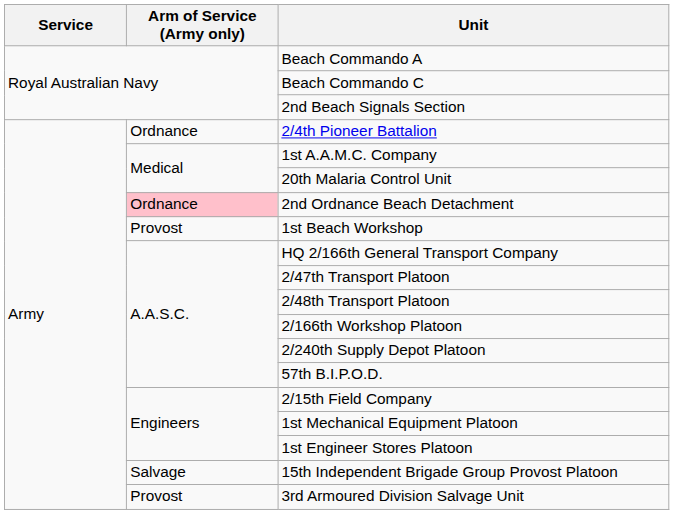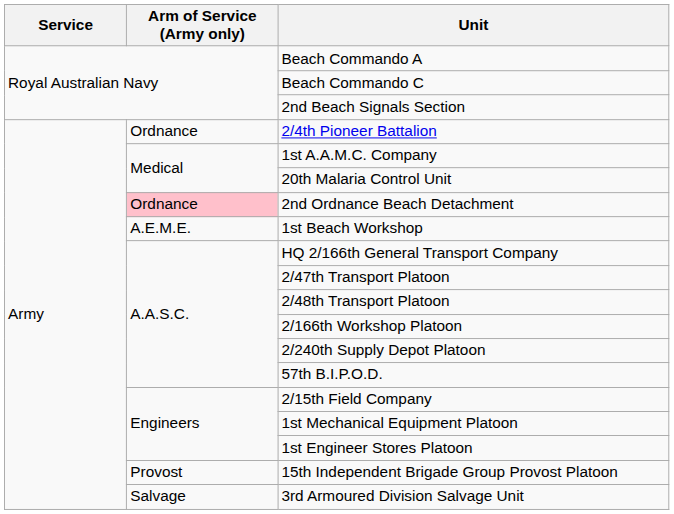(156, 228) Provost -> (161, 228) A.E.M.E.
(158, 472) Salvage -> (156, 472) Provost
(156, 496) Provost -> (158, 496) Salvage
